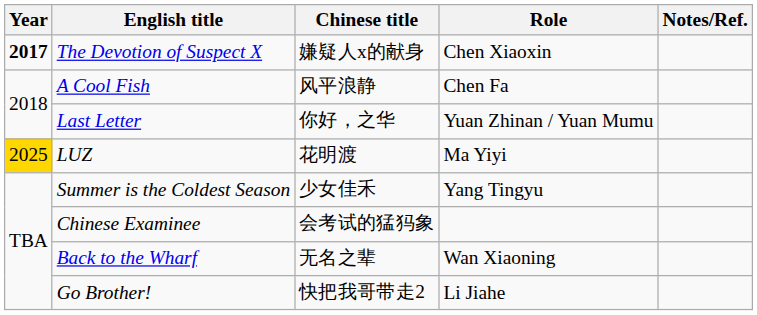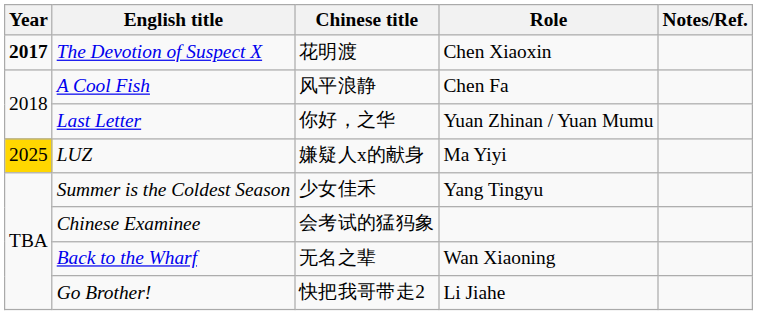(362, 51) 嫌疑人x的献身 -> (328, 51) 花明渡
(328, 154) 花明渡 -> (362, 154) 嫌疑人x的献身
